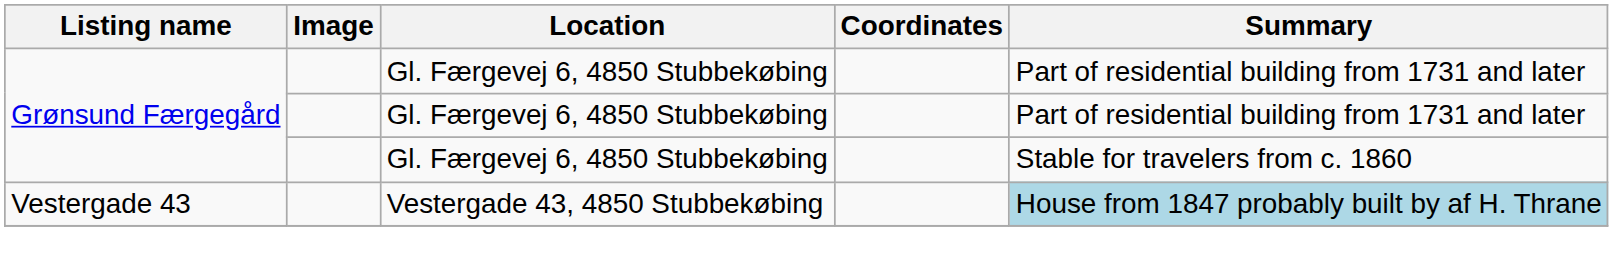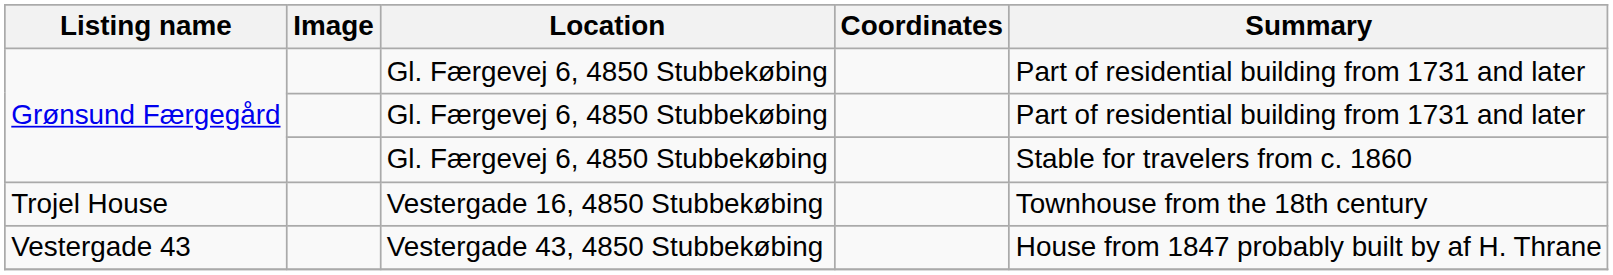+ row: (90, 203)
(1309, 203) lightblue background -> (1309, 247) no background
